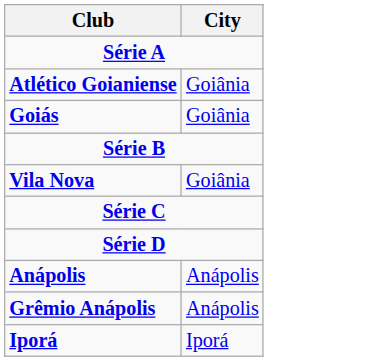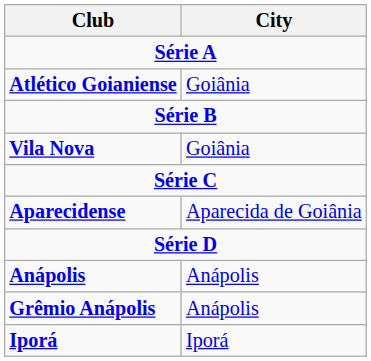- row: (34, 116)
+ row: (67, 212)
